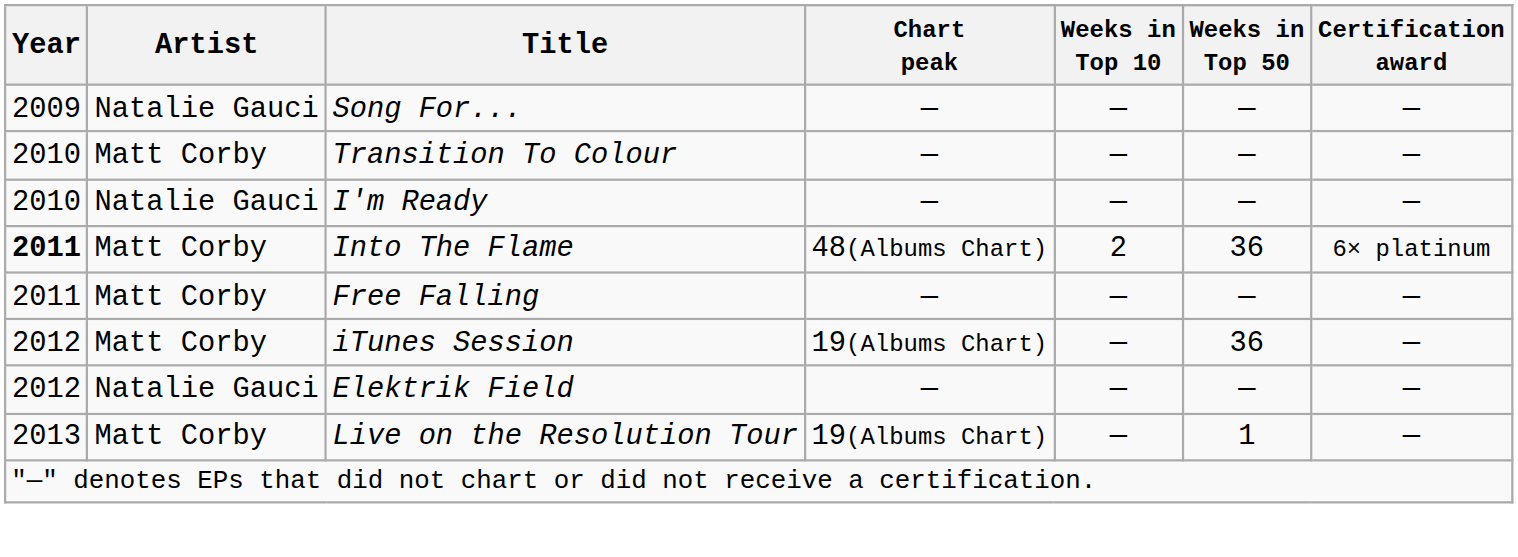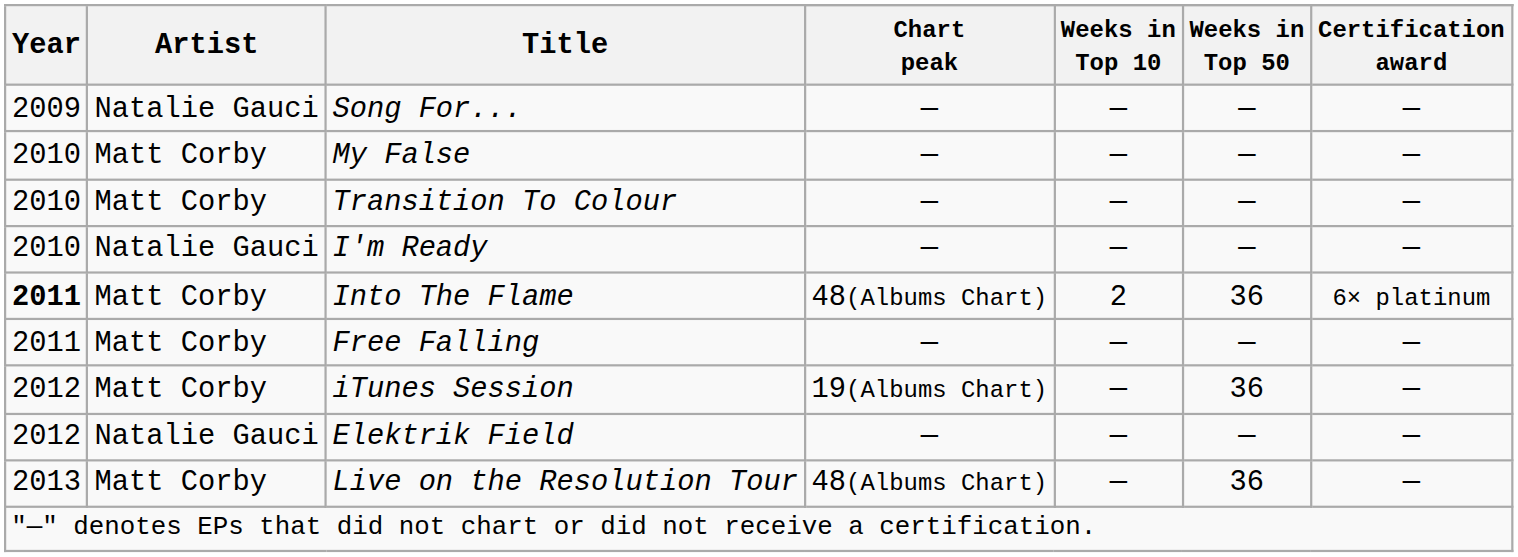+ row: (401, 155)
(929, 436) 19(Albums Chart) -> (929, 483) 48(Albums Chart)
(1247, 436) 1 -> (1247, 483) 36
